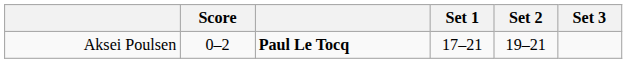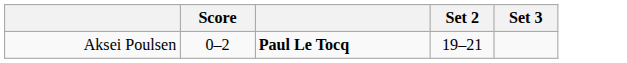- column: (462, 18)
